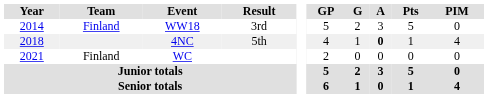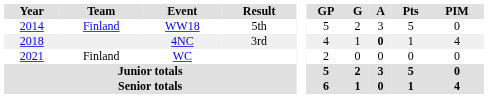(259, 26) 3rd -> (259, 26) 5th
(259, 41) 5th -> (259, 41) 3rd
